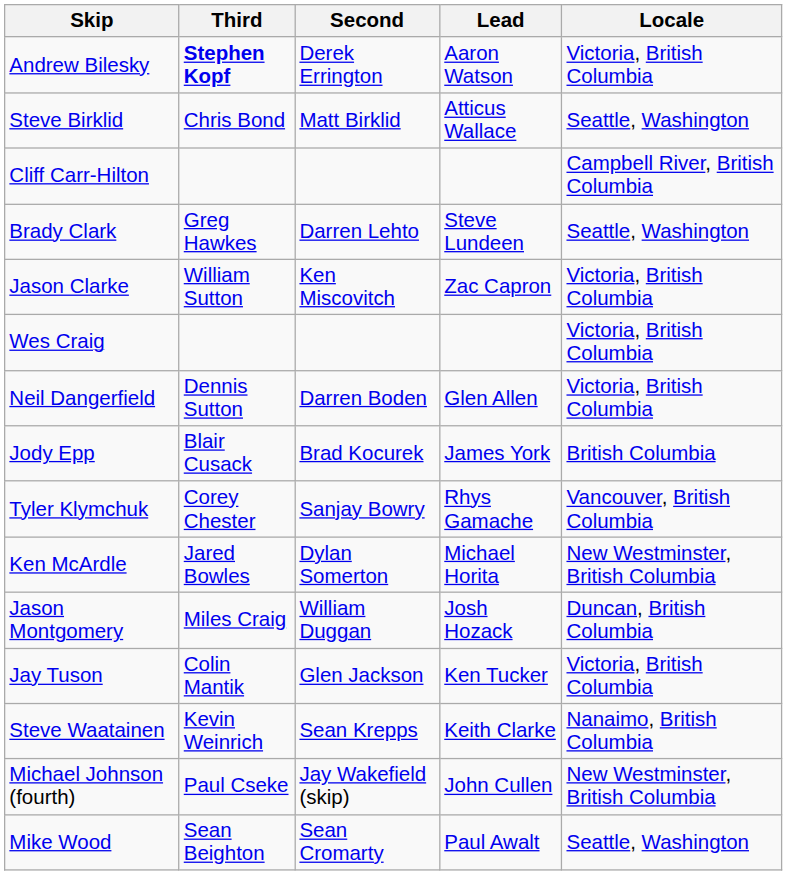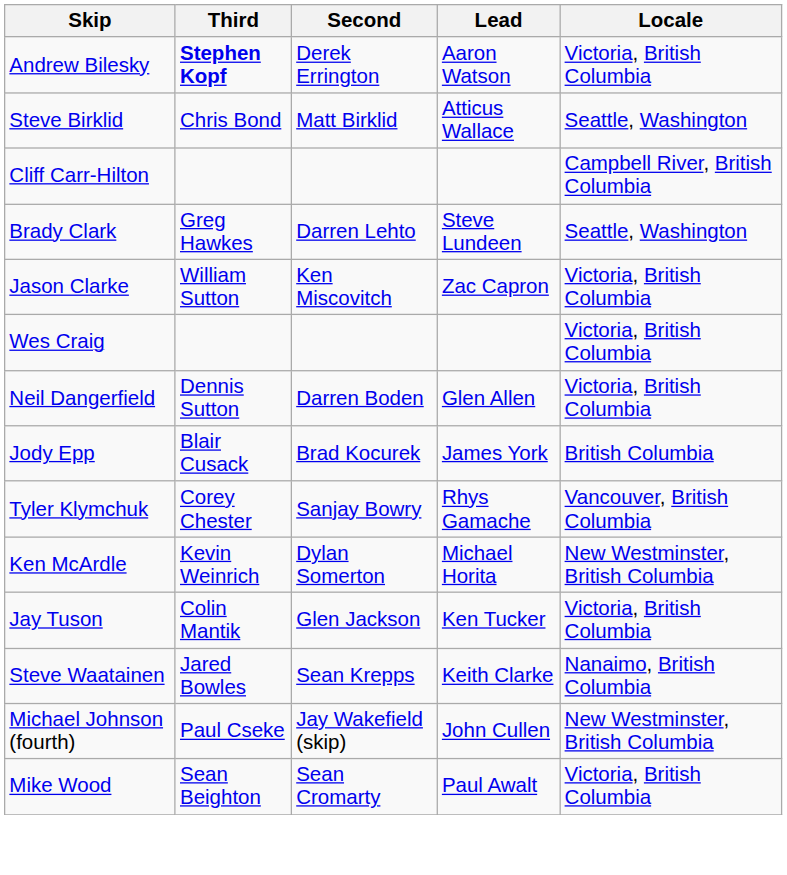(217, 564) Jared Bowles -> (220, 564) Kevin Weinrich
- row: (66, 619)
(223, 730) Kevin Weinrich -> (213, 675) Jared Bowles
(658, 842) Seattle, Washington -> (633, 786) Victoria, British Columbia
